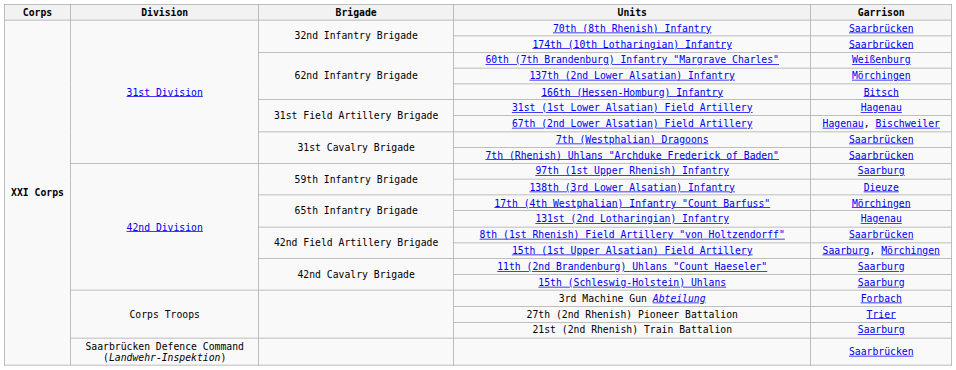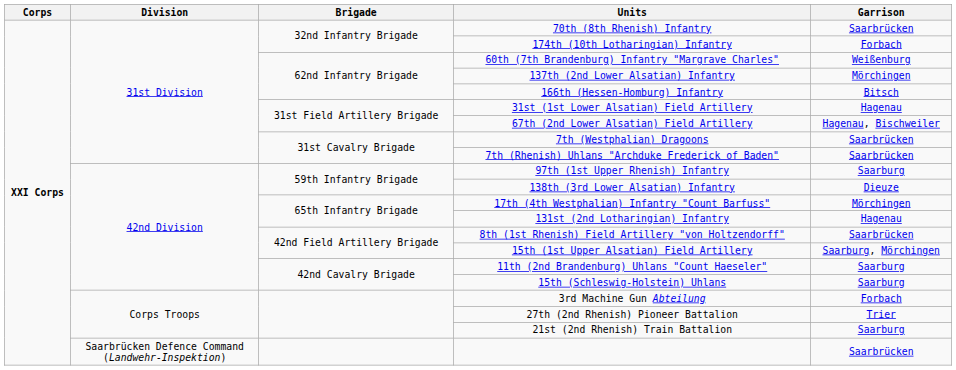(881, 44) Saarbrücken -> (881, 44) Forbach
